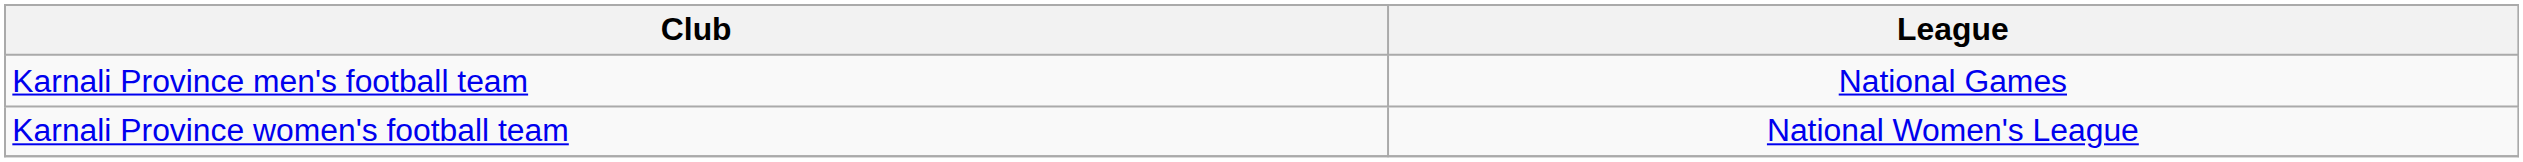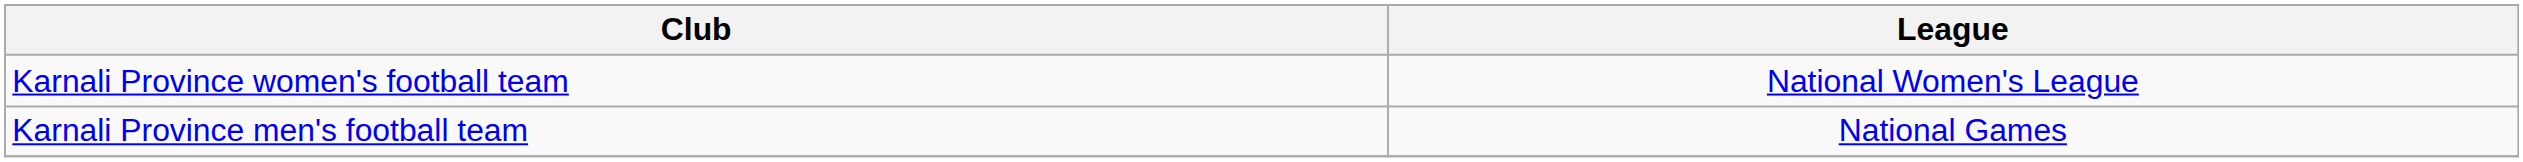rows swapped: (270, 80) <-> (291, 130)
